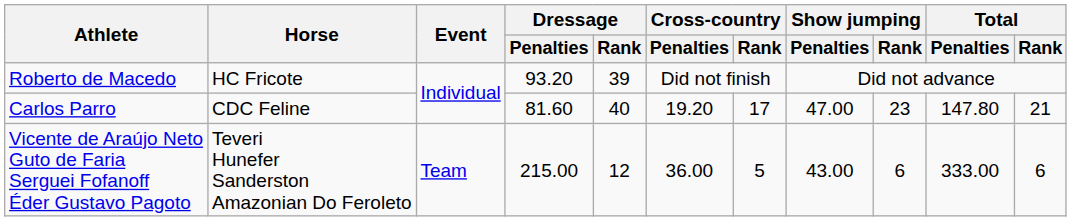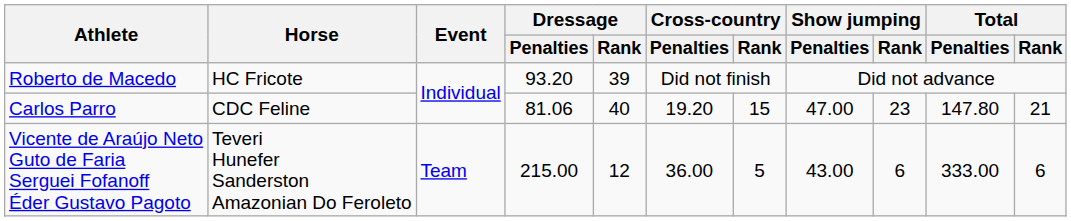(549, 108) 81.60 -> (549, 108) 81.06
(760, 108) 17 -> (760, 108) 15
